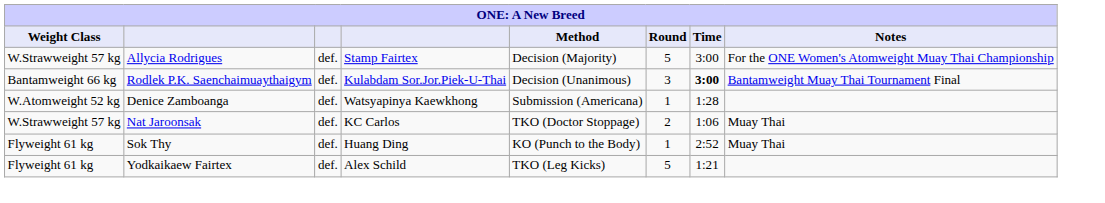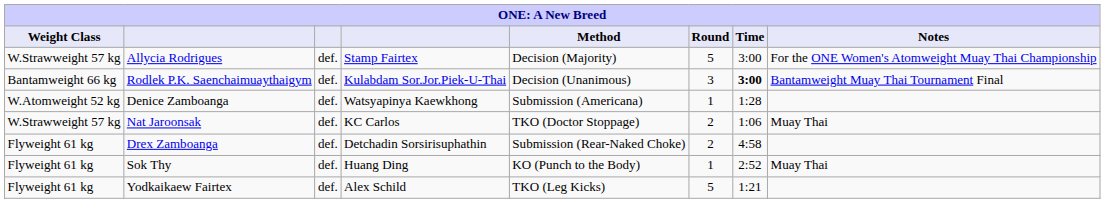+ row: (172, 144)
